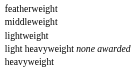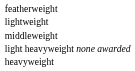rows swapped: (27, 35) <-> (31, 22)
